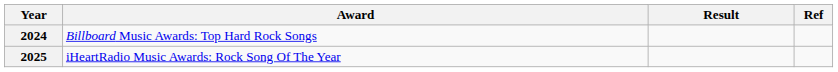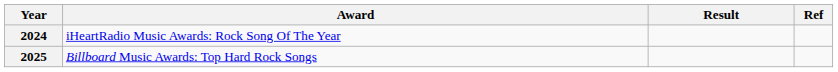(191, 35) Billboard Music Awards: Top Hard Rock Songs -> (203, 35) iHeartRadio Music Awards: Rock Song Of The Year
(203, 56) iHeartRadio Music Awards: Rock Song Of The Year -> (191, 56) Billboard Music Awards: Top Hard Rock Songs
